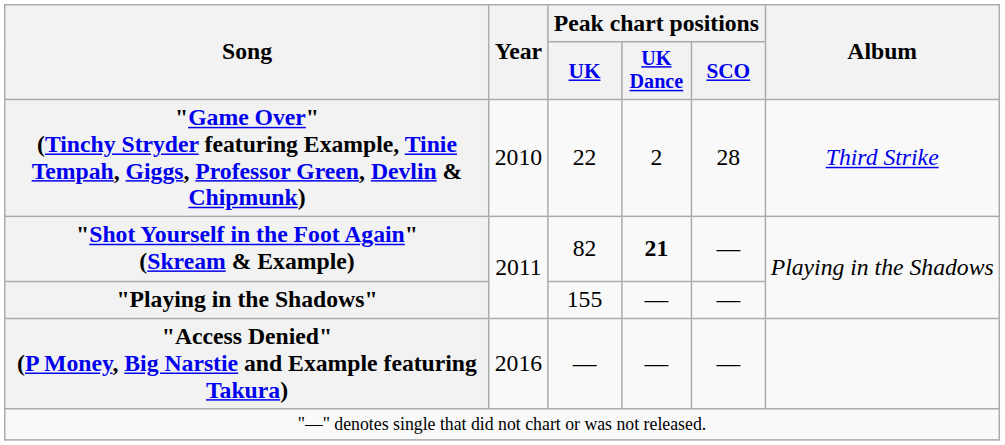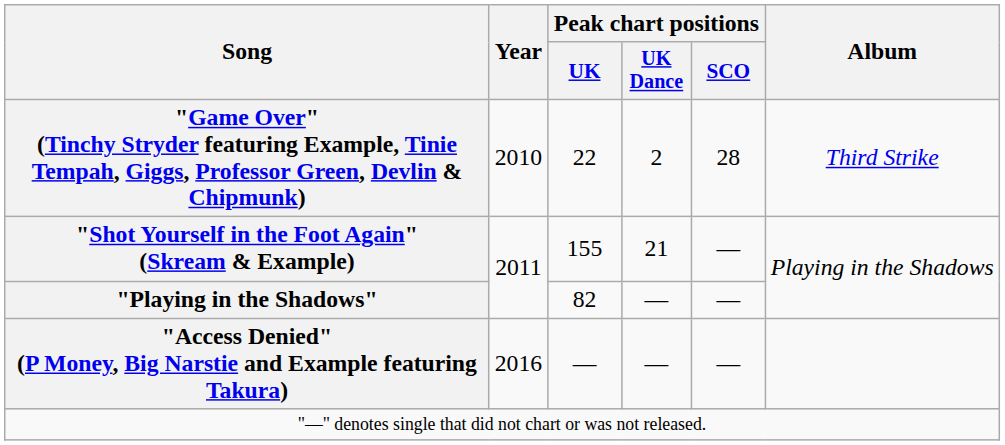(584, 248) 82 -> (584, 248) 155
(656, 248) bold -> (656, 248) normal
(584, 299) 155 -> (584, 299) 82
